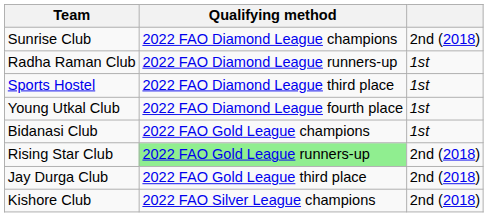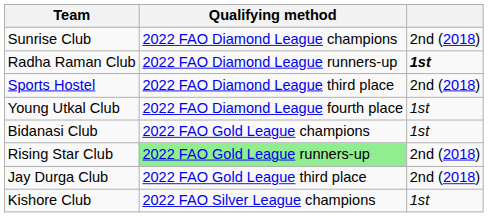(419, 62) normal -> (420, 62) bold
(419, 85) 1st -> (445, 85) 2nd (2018)
(445, 200) 2nd (2018) -> (419, 200) 1st
